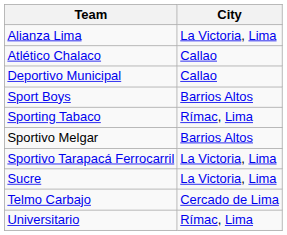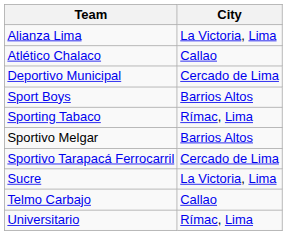(199, 76) Callao -> (230, 76) Cercado de Lima
(228, 158) La Victoria, Lima -> (230, 158) Cercado de Lima
(230, 199) Cercado de Lima -> (199, 199) Callao
